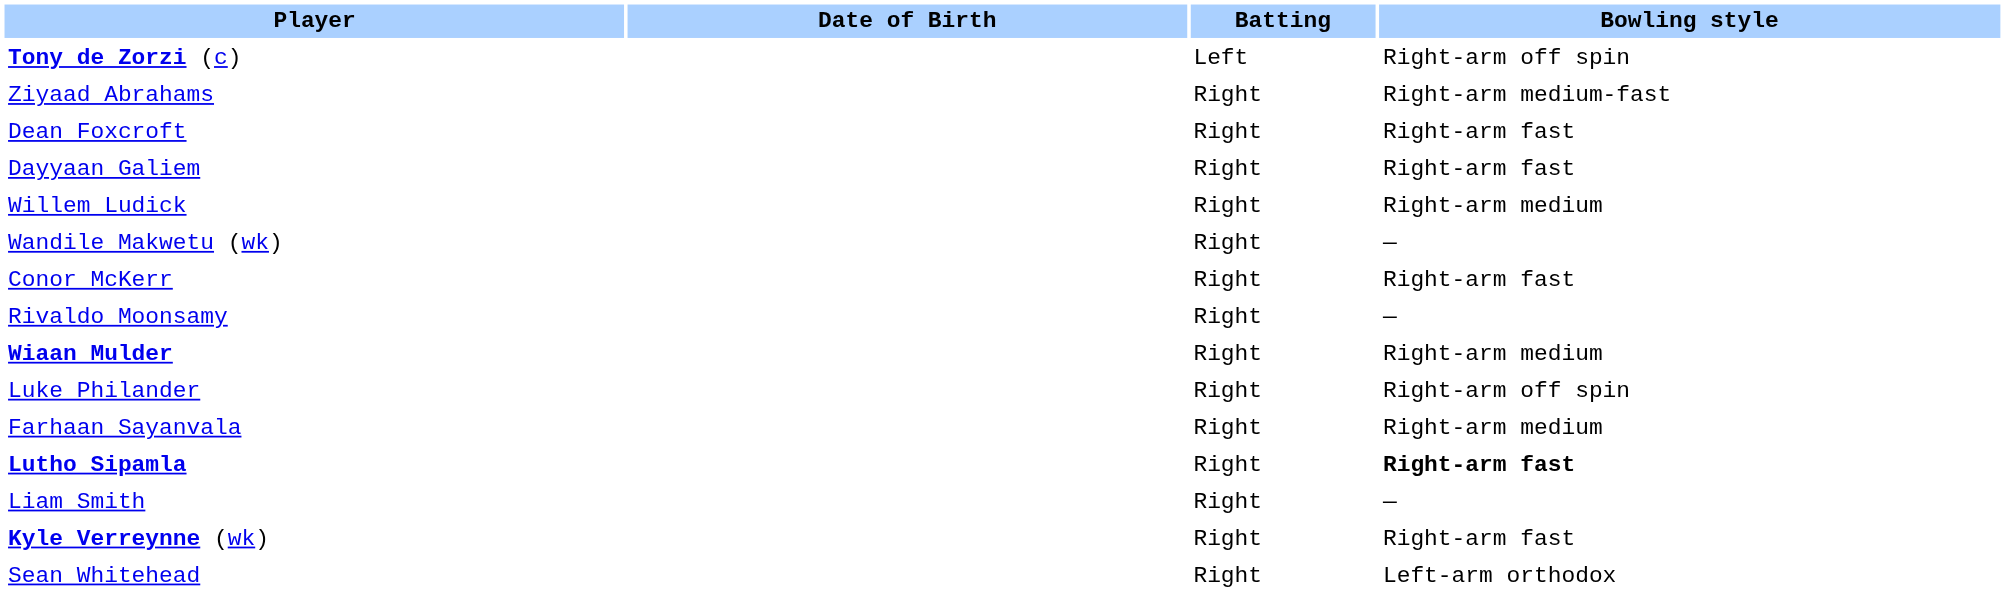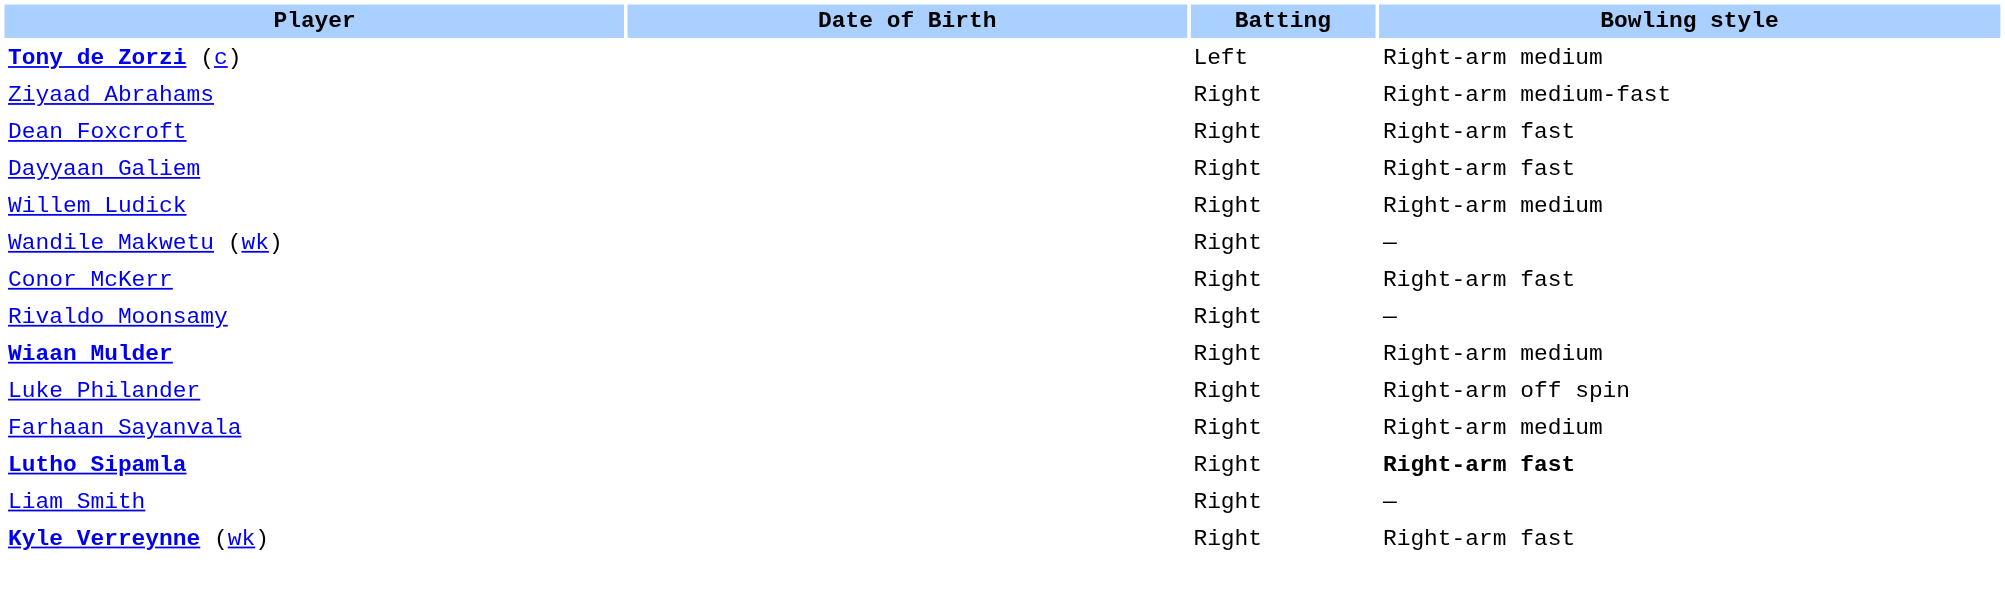(1507, 58) Right-arm off spin -> (1493, 58) Right-arm medium
- row: (104, 576)
